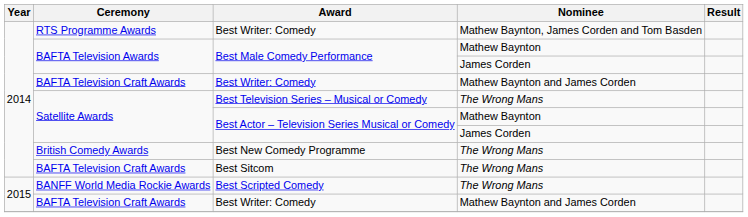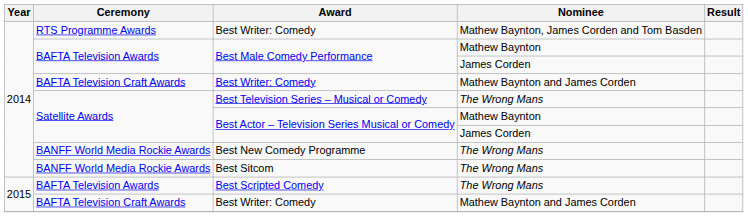(92, 151) British Comedy Awards -> (123, 151) BANFF World Media Rockie Awards
(111, 168) BAFTA Television Craft Awards -> (123, 168) BANFF World Media Rockie Awards
(123, 185) BANFF World Media Rockie Awards -> (97, 185) BAFTA Television Awards
